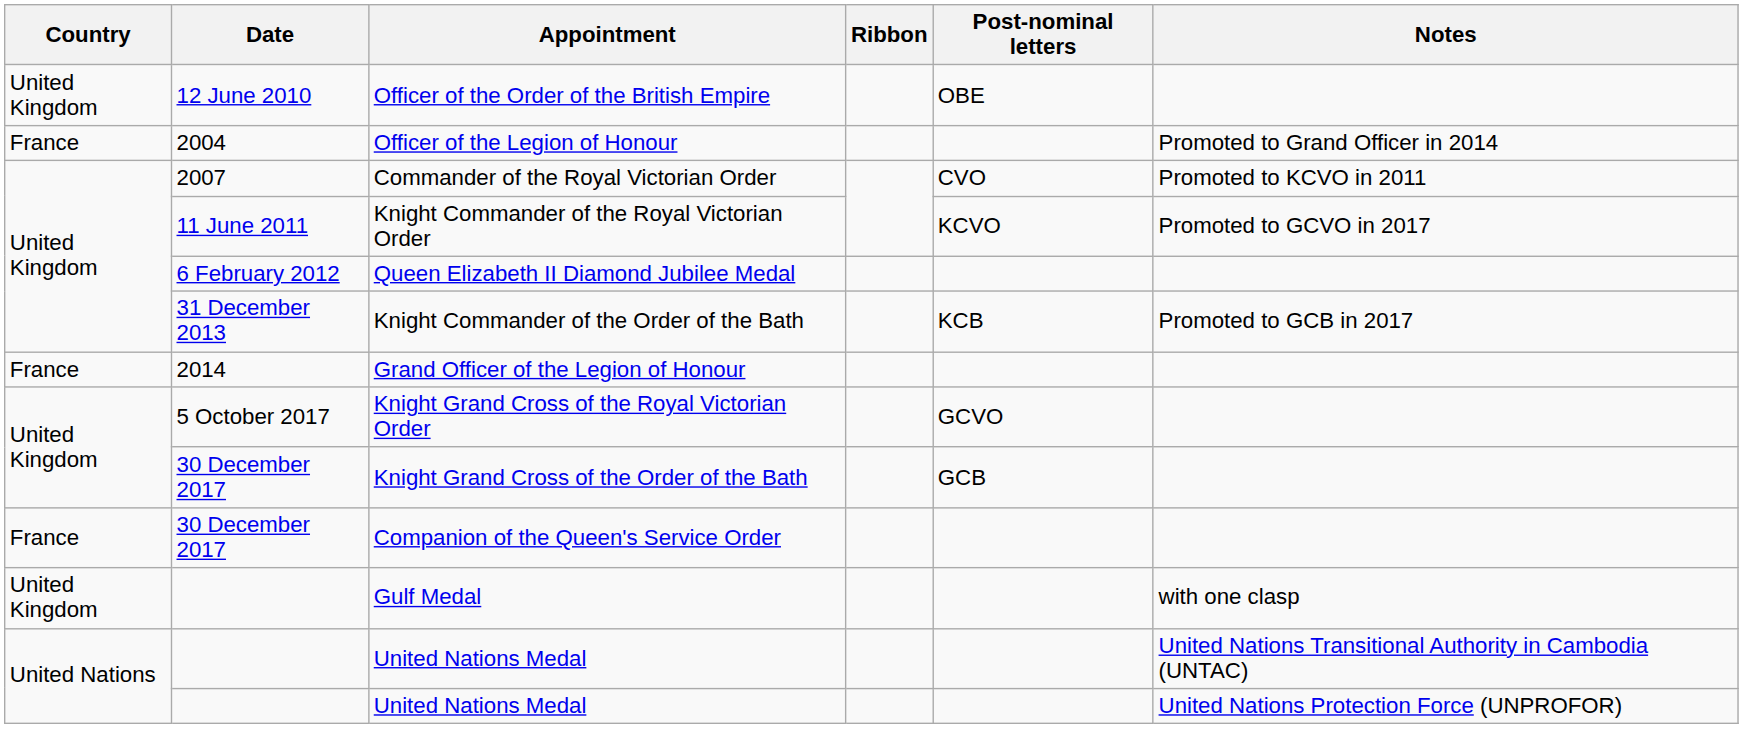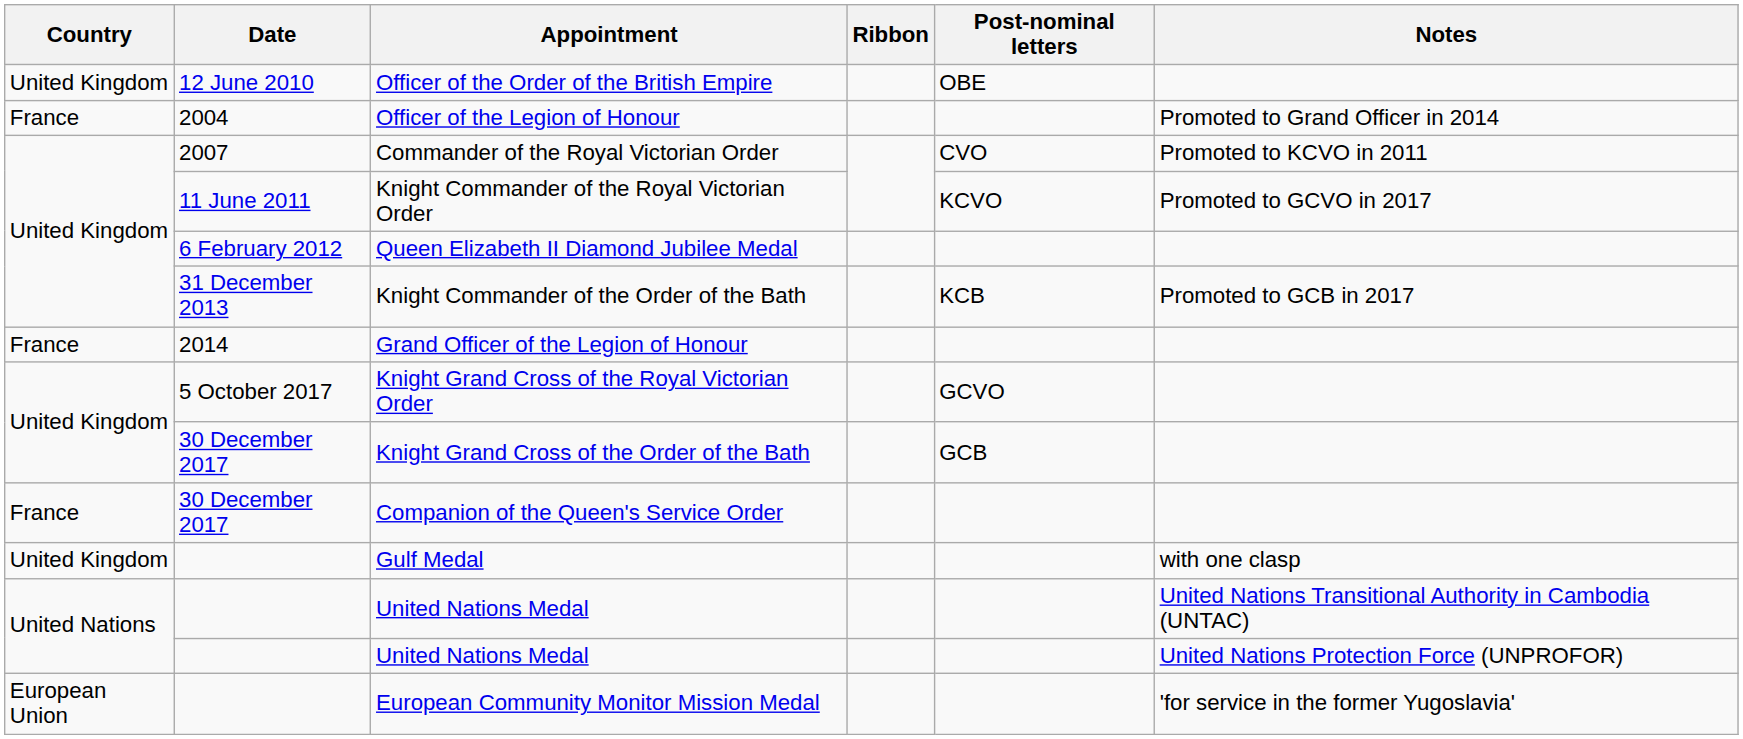+ row: (272, 704)
